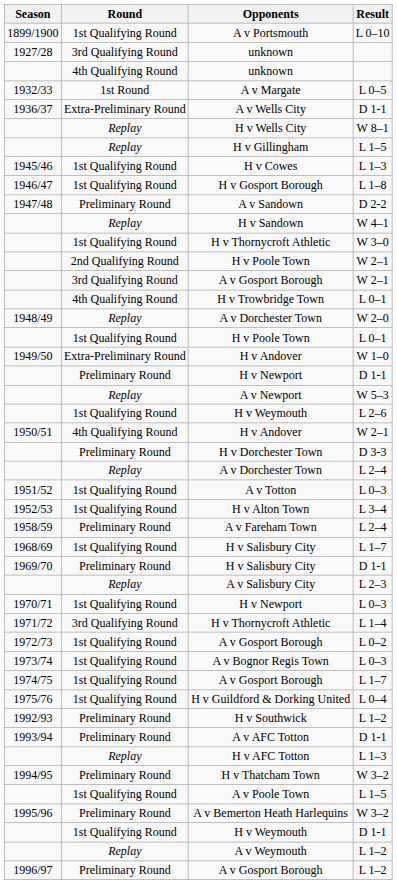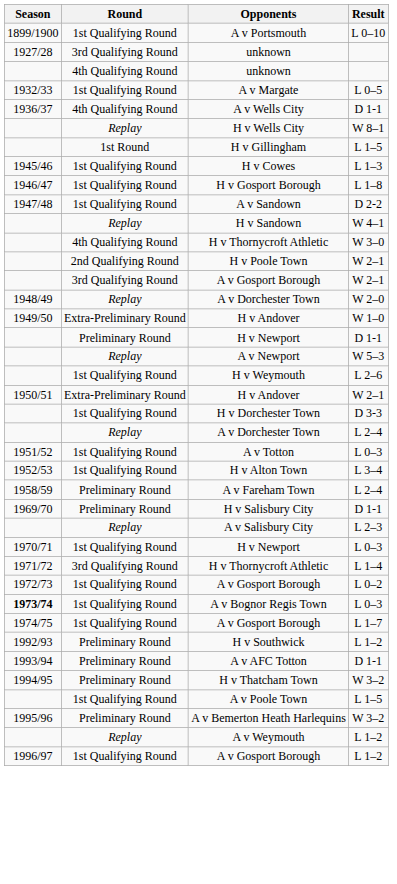(125, 90) 1st Round -> (125, 90) 1st Qualifying Round
(125, 109) Extra-Preliminary Round -> (125, 109) 4th Qualifying Round
(125, 147) Replay -> (125, 147) 1st Round
(125, 204) Preliminary Round -> (125, 204) 1st Qualifying Round
(125, 242) 1st Qualifying Round -> (125, 242) 4th Qualifying Round
- row: (271, 299)
- row: (271, 337)
(125, 432) 4th Qualifying Round -> (125, 394) Extra-Preliminary Round
(125, 451) Preliminary Round -> (125, 413) 1st Qualifying Round
- row: (271, 546)
(33, 661) normal -> (33, 603) bold
- row: (271, 699)
- row: (271, 756)
- row: (271, 832)
(125, 870) Preliminary Round -> (125, 756) 1st Qualifying Round
